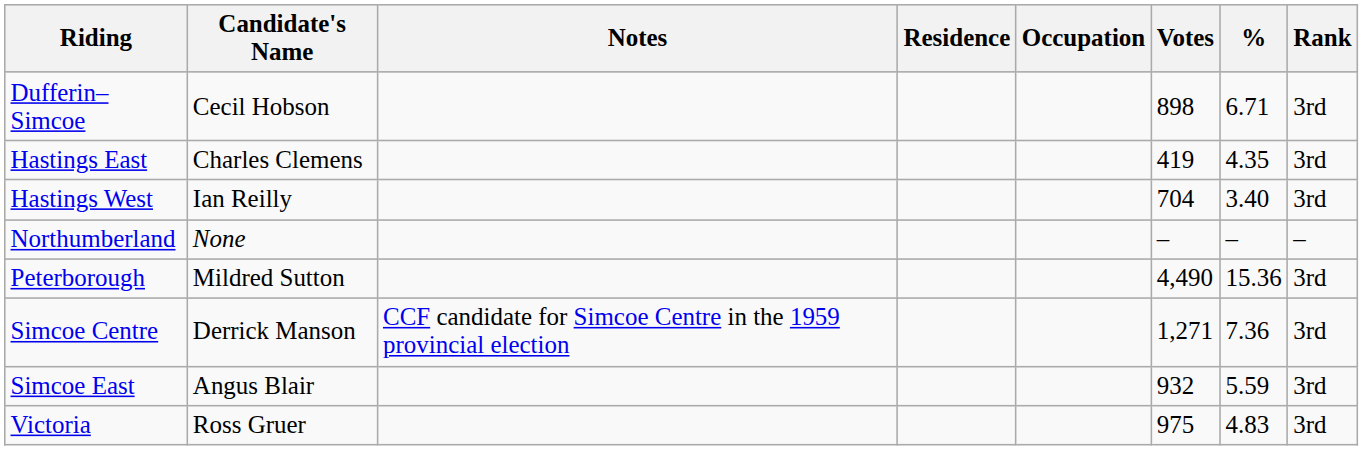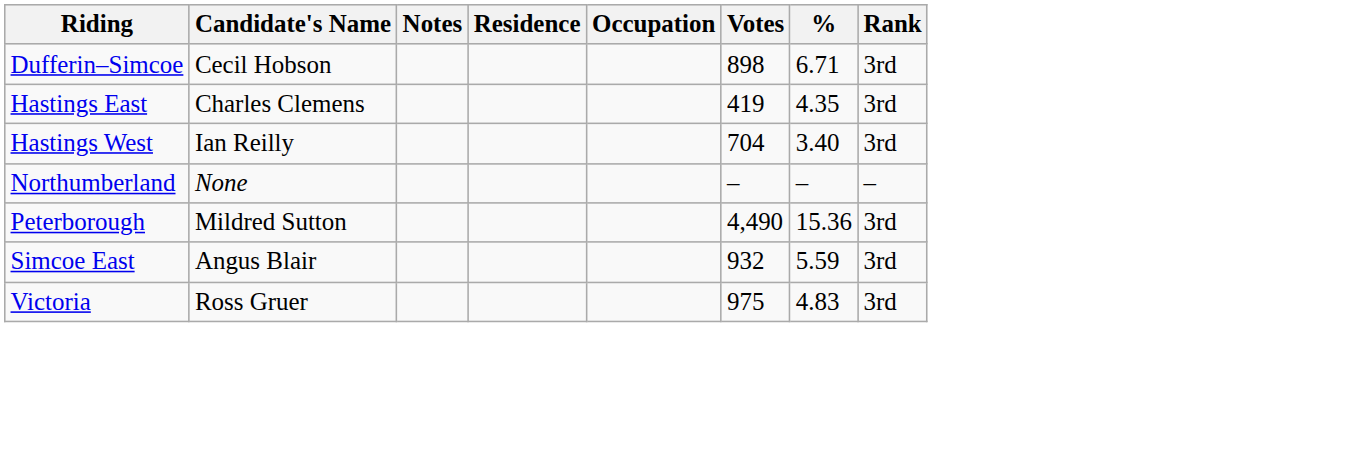- row: (84, 332)
